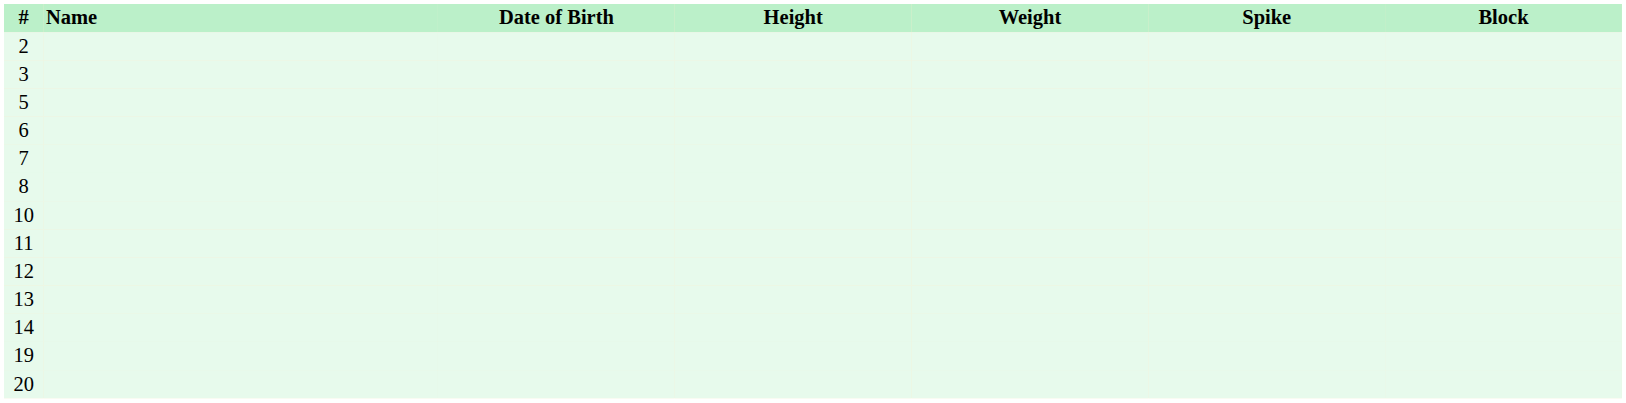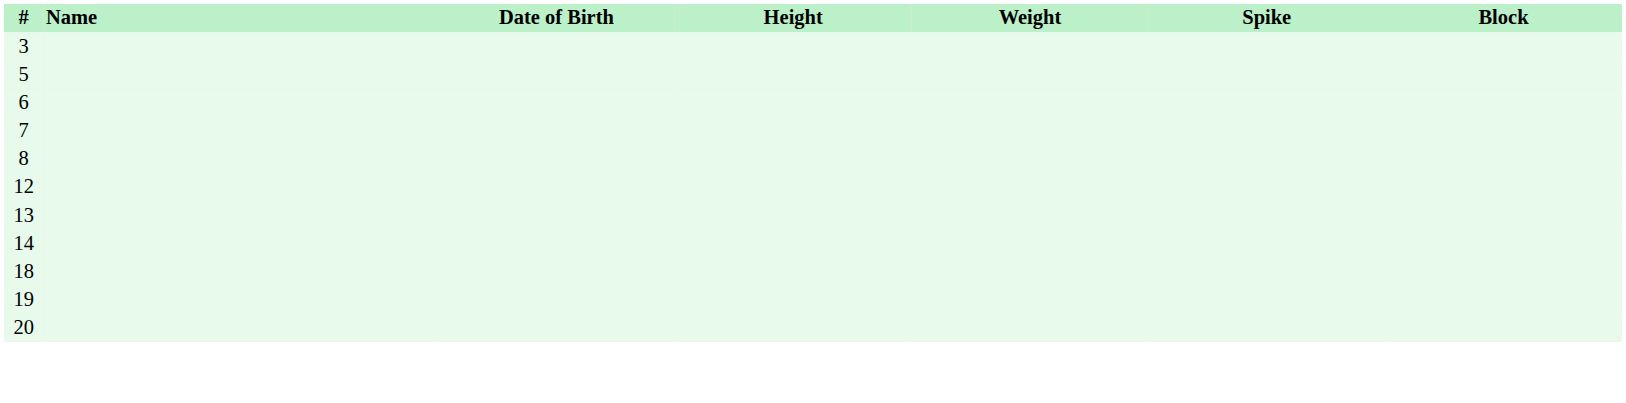- row: (24, 46)
- row: (24, 215)
- row: (24, 243)
+ row: (24, 271)
